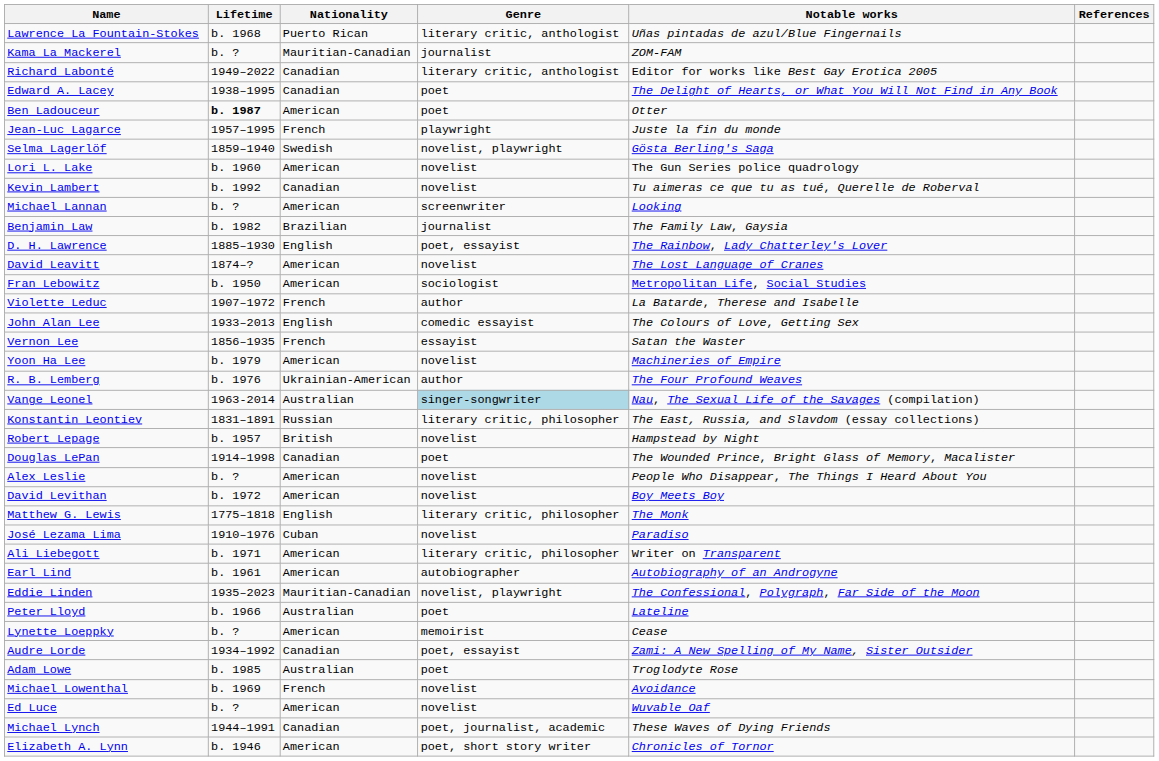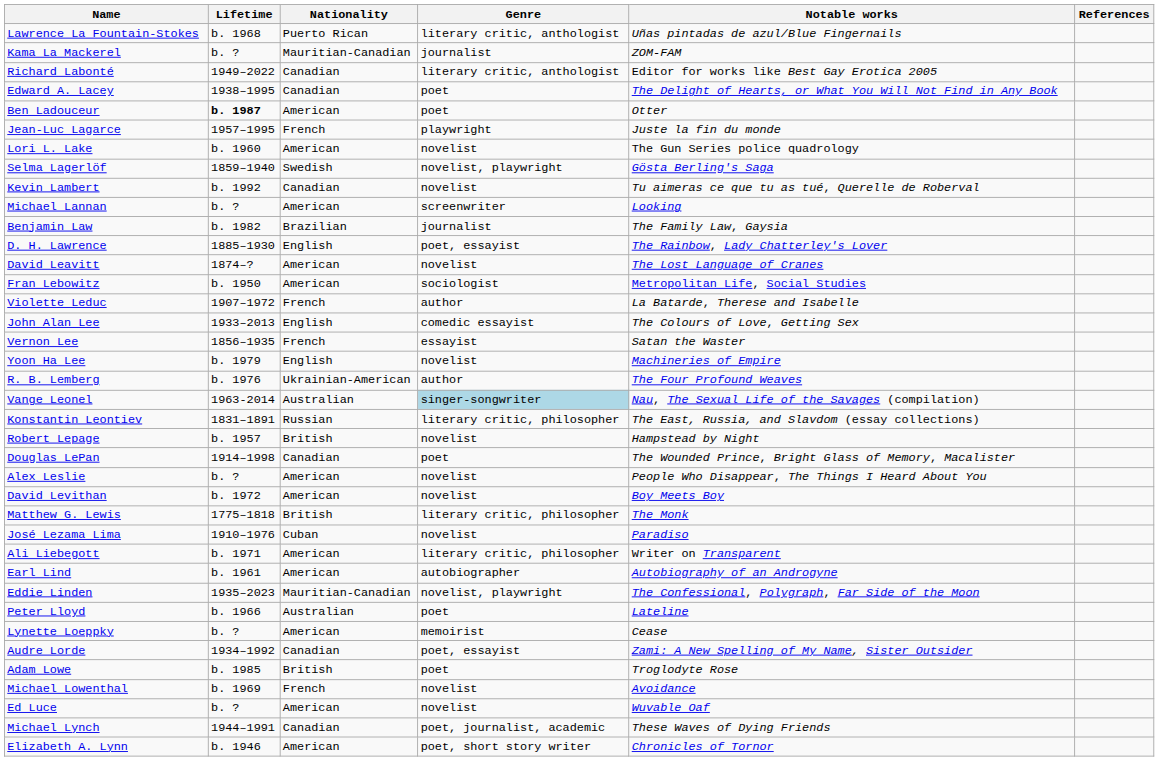rows swapped: (57, 149) <-> (50, 168)
(311, 361) American -> (308, 361) English
(308, 515) English -> (308, 515) British
(318, 670) Australian -> (308, 670) British
